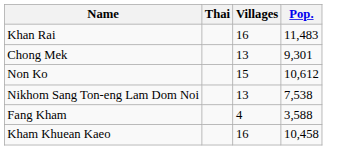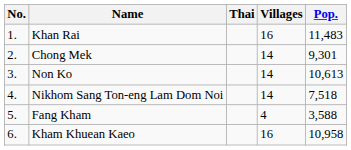+ column: (17, 14)
(242, 54) 13 -> (267, 54) 14
(242, 74) 15 -> (267, 74) 14
(301, 74) 10,612 -> (326, 74) 10,613
(242, 94) 13 -> (267, 94) 14
(298, 94) 7,538 -> (323, 94) 7,518
(301, 134) 10,458 -> (326, 134) 10,958
